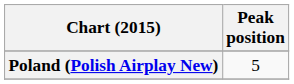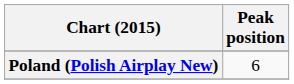(256, 65) 5 -> (256, 65) 6
